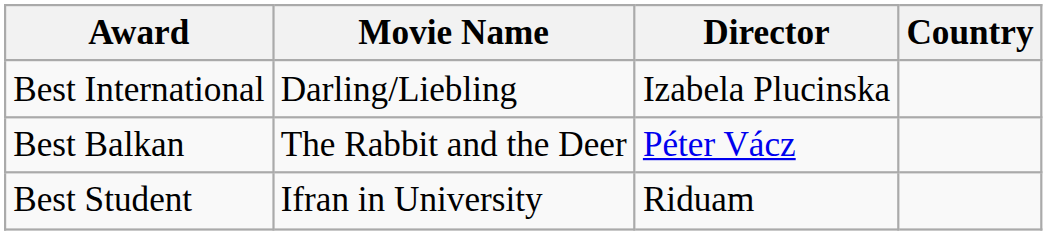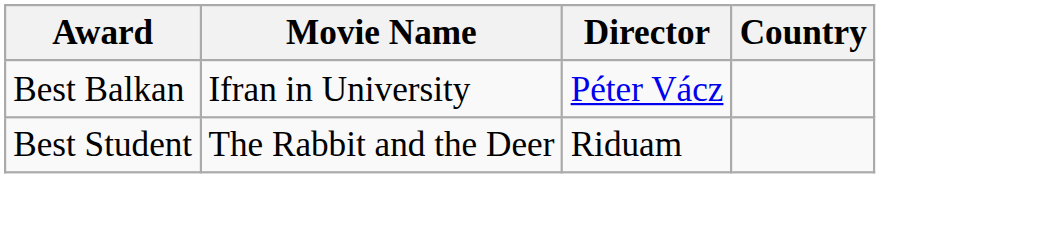- row: (139, 88)
(454, 144) The Rabbit and the Deer -> (339, 88) Ifran in University
(412, 199) Ifran in University -> (381, 144) The Rabbit and the Deer
